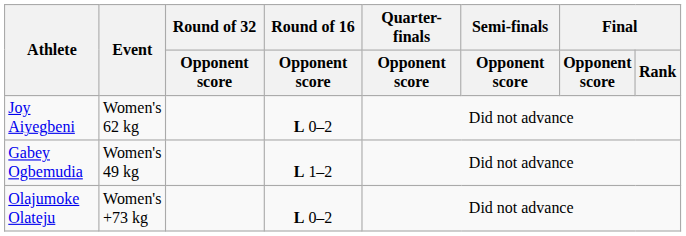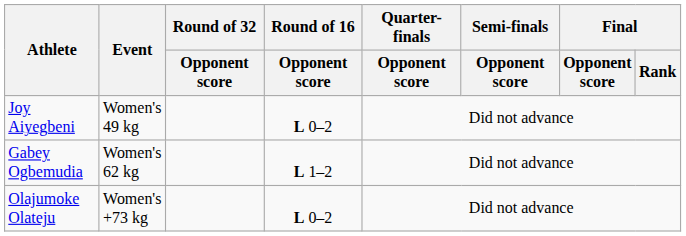(132, 117) Women's 62 kg -> (132, 117) Women's 49 kg
(132, 163) Women's 49 kg -> (132, 163) Women's 62 kg
